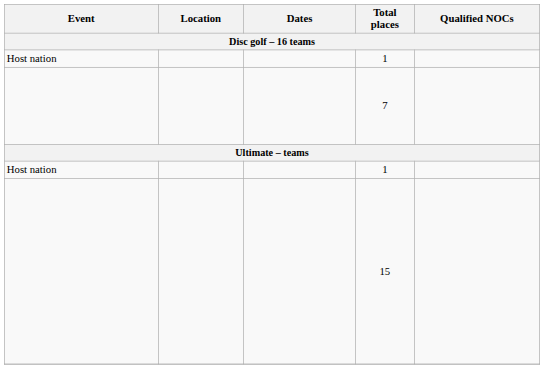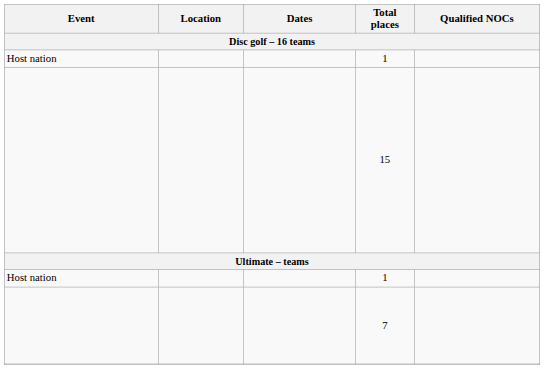rows swapped: (81, 271) <-> (81, 106)
